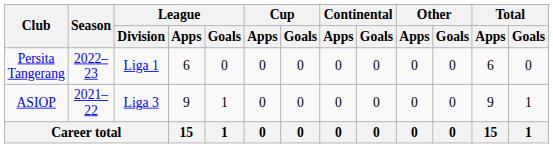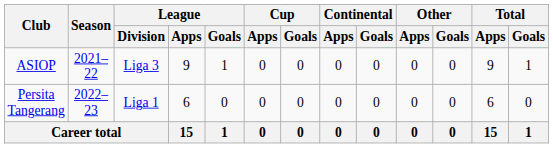rows swapped: (36, 102) <-> (36, 66)
